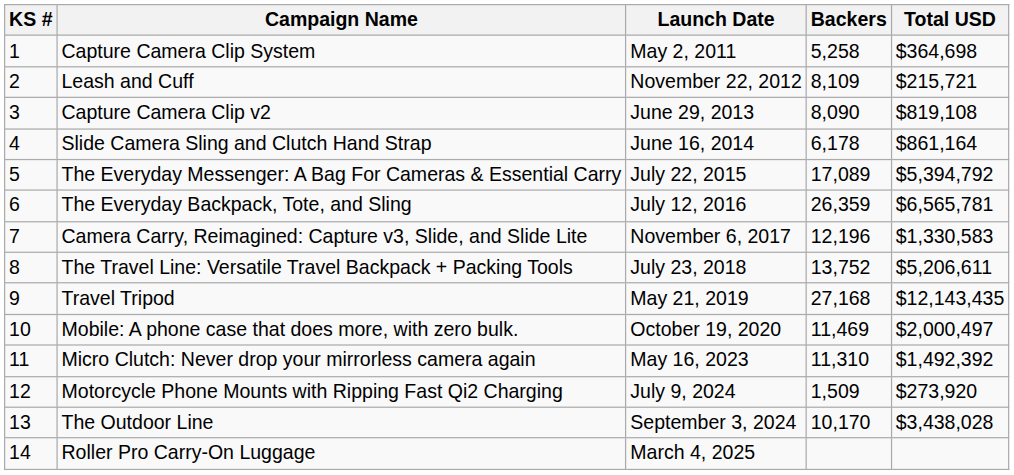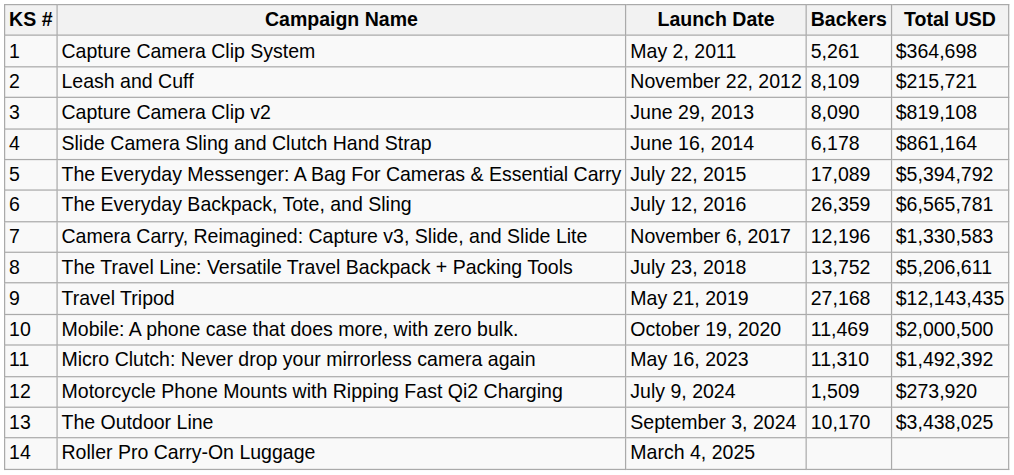(835, 50) 5,258 -> (835, 50) 5,261
(945, 329) $2,000,497 -> (945, 329) $2,000,500
(945, 422) $3,438,028 -> (945, 422) $3,438,025
